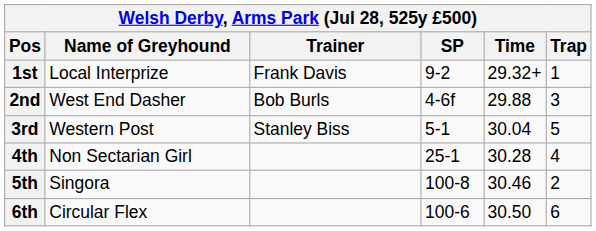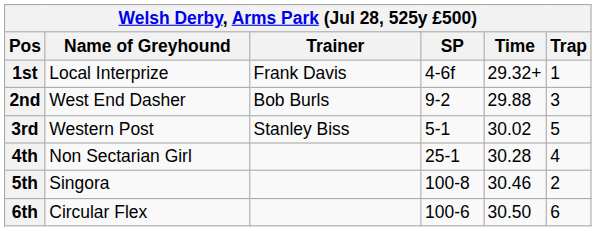(438, 73) 9-2 -> (440, 73) 4-6f
(440, 101) 4-6f -> (438, 101) 9-2
(509, 128) 30.04 -> (509, 128) 30.02
